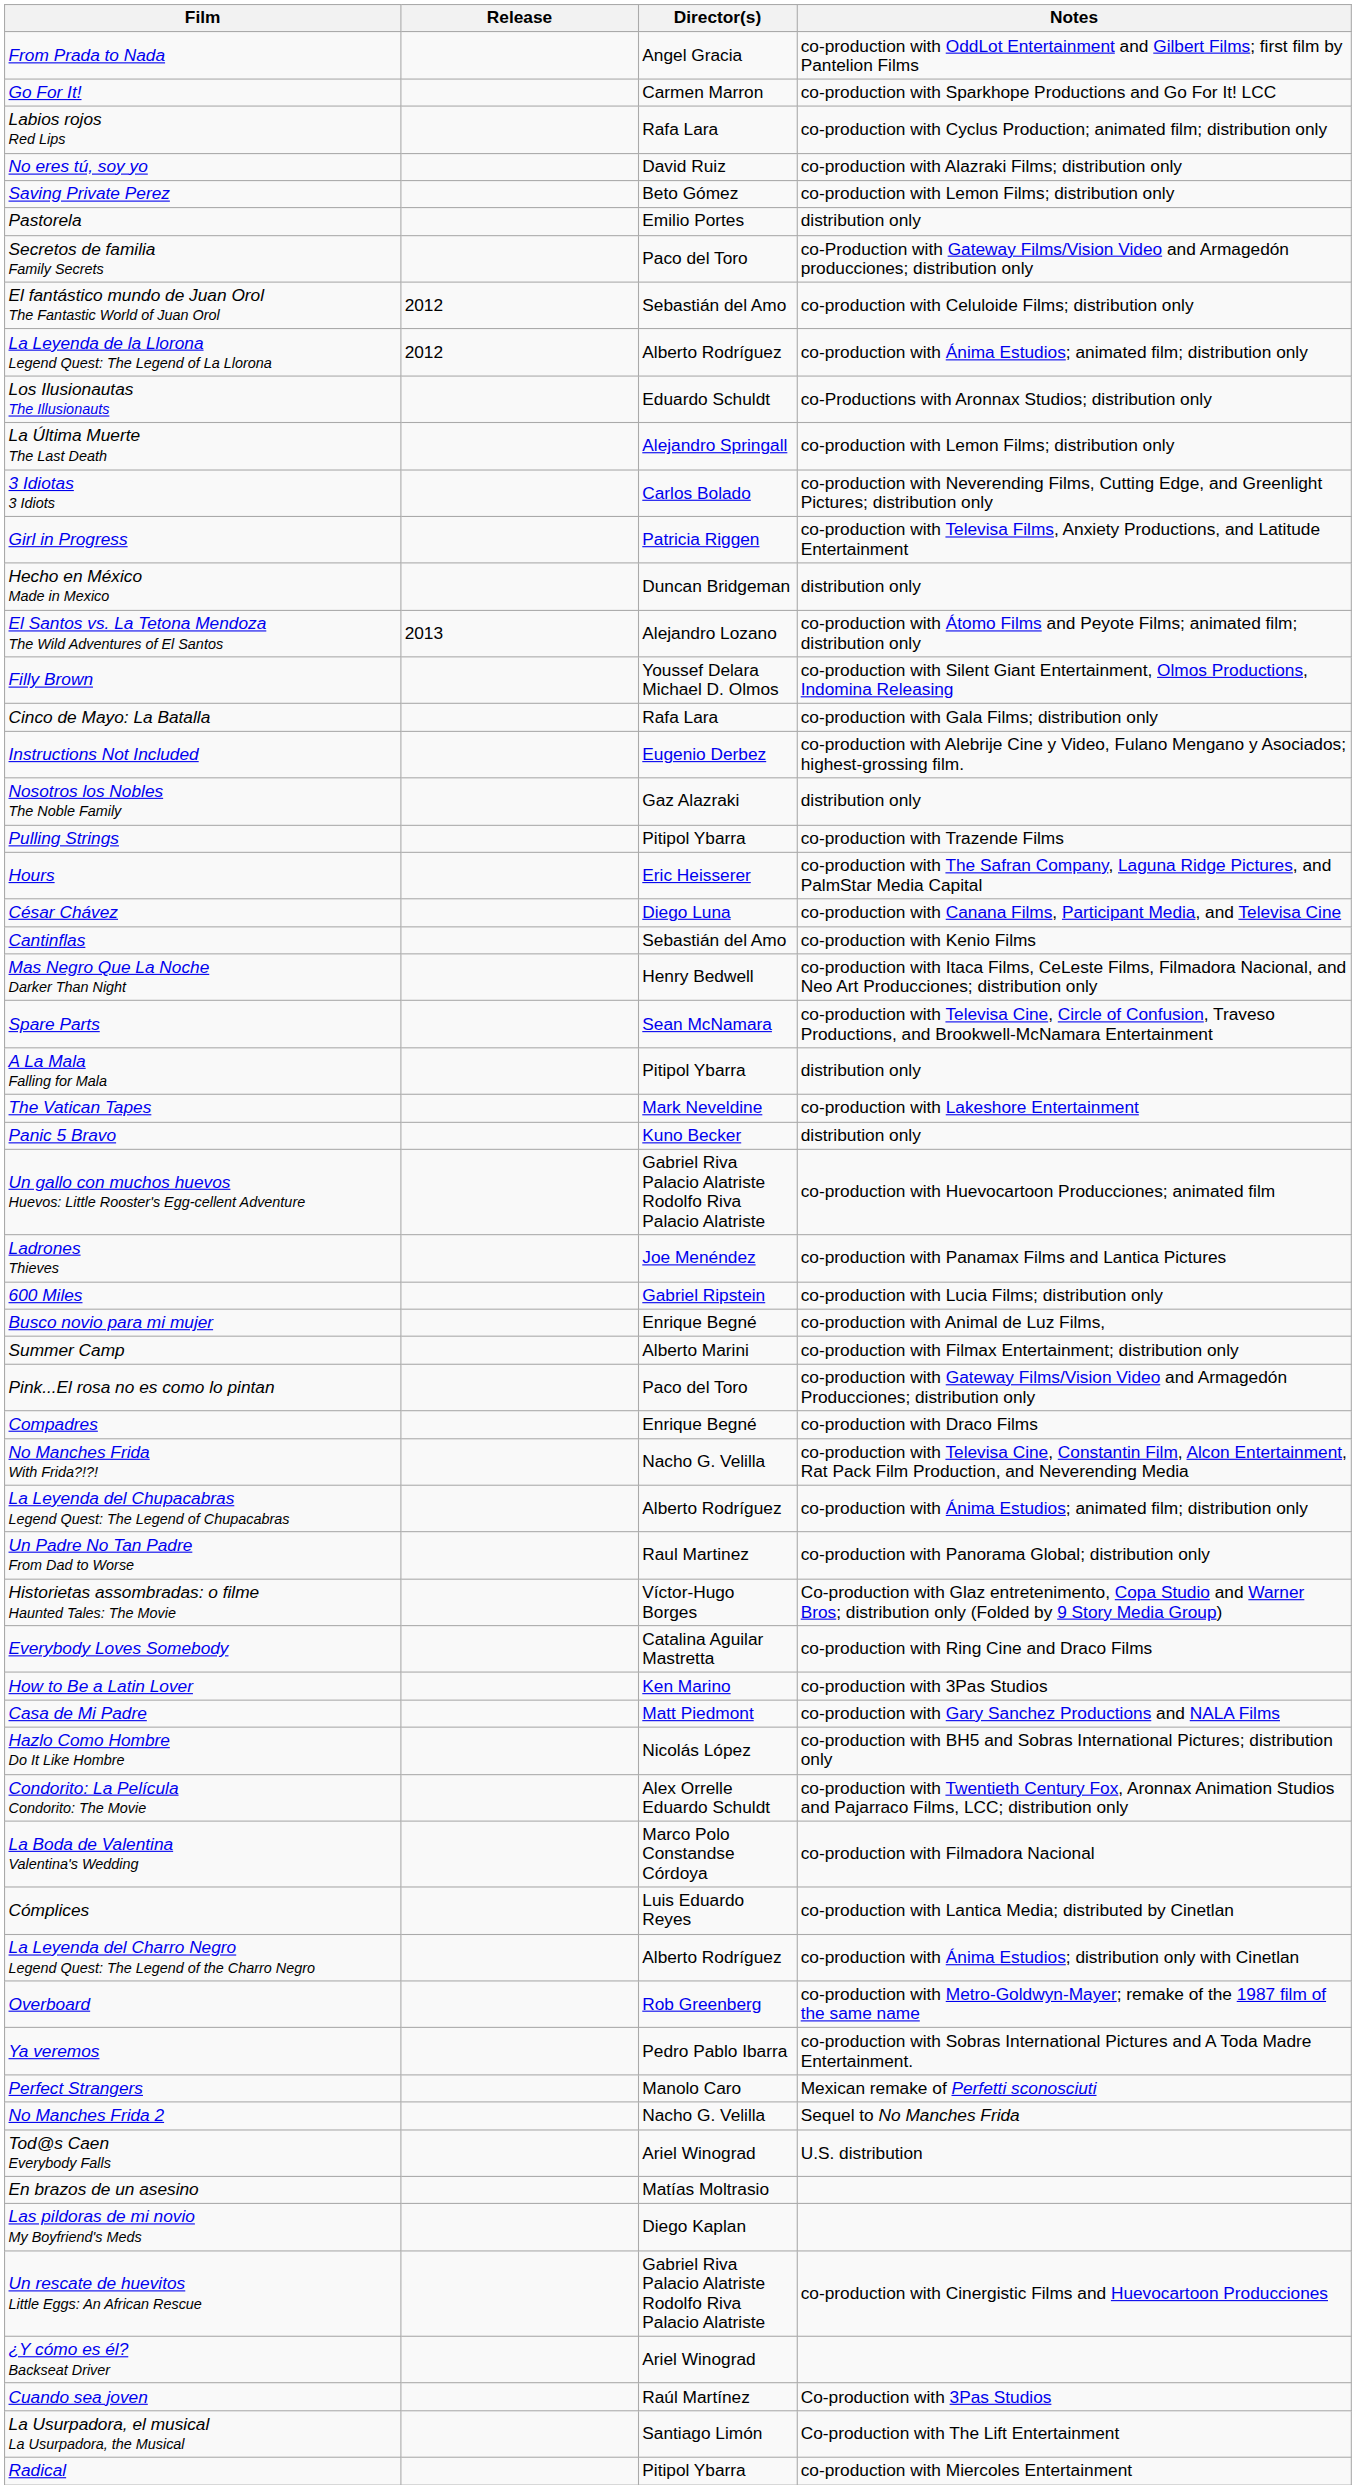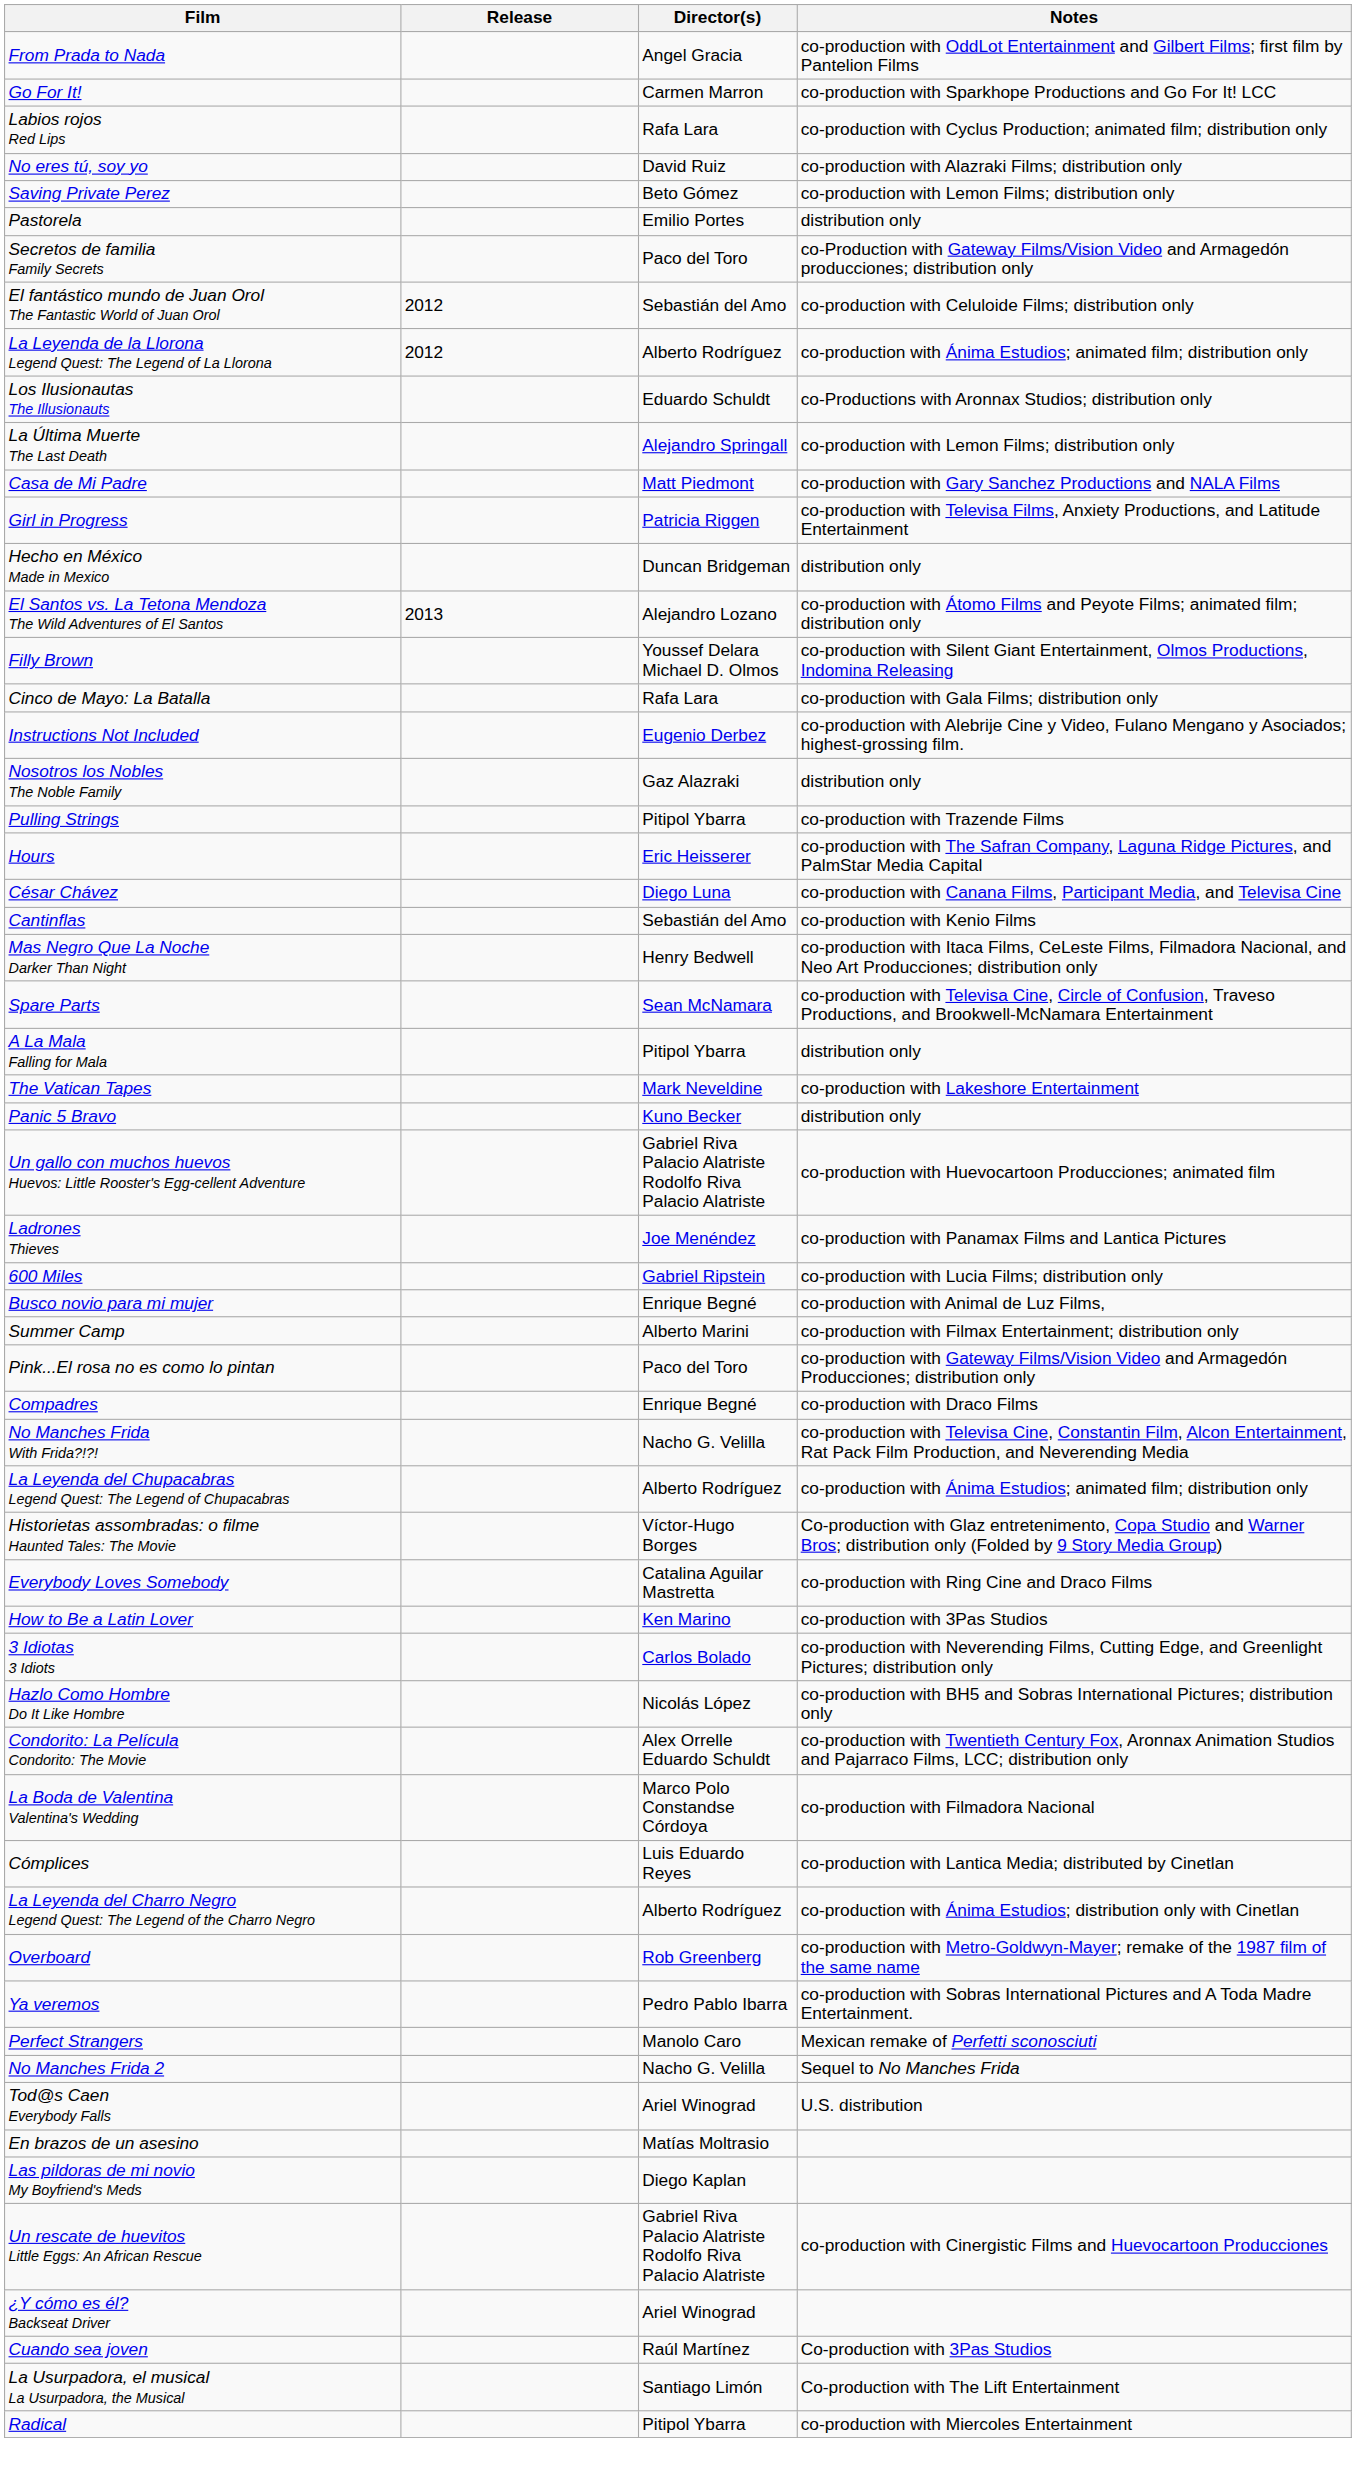rows swapped: (78, 1713) <-> (41, 492)
- row: (100, 1555)
